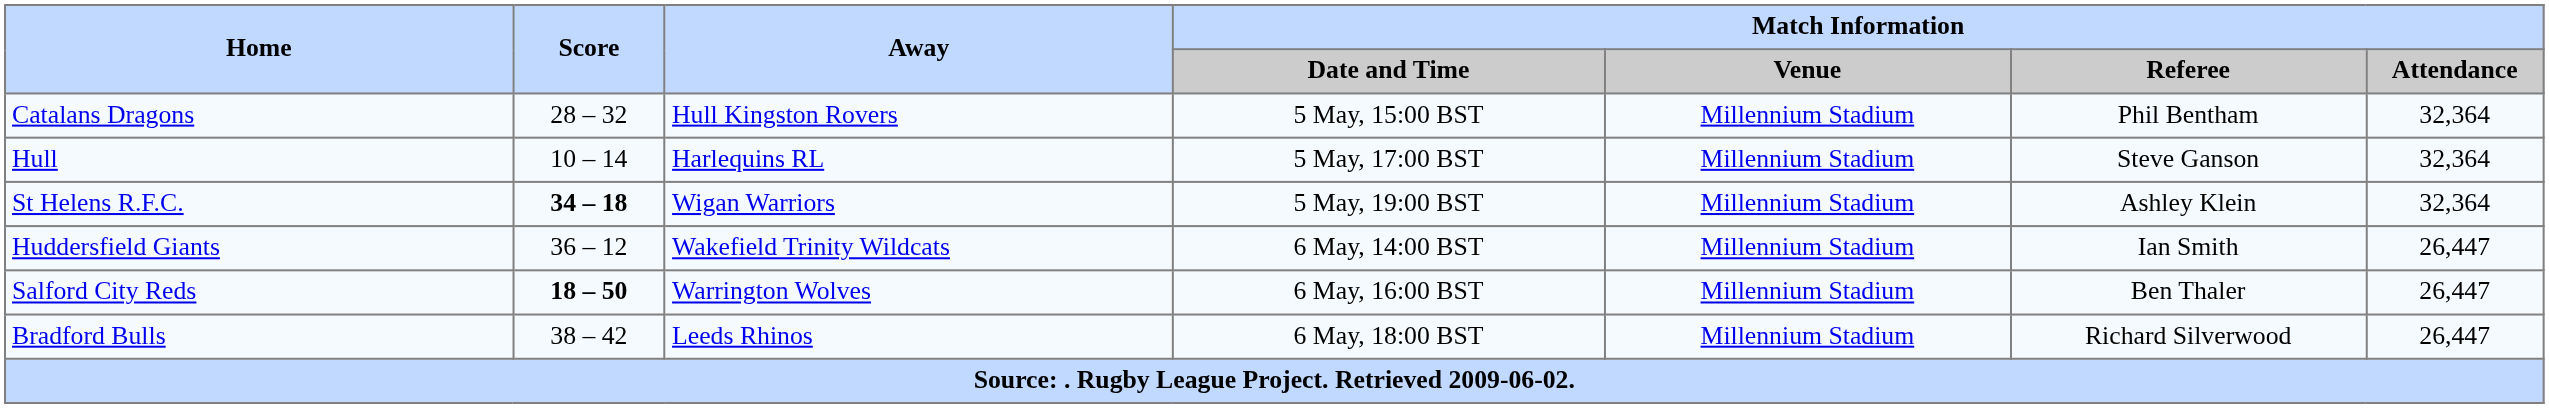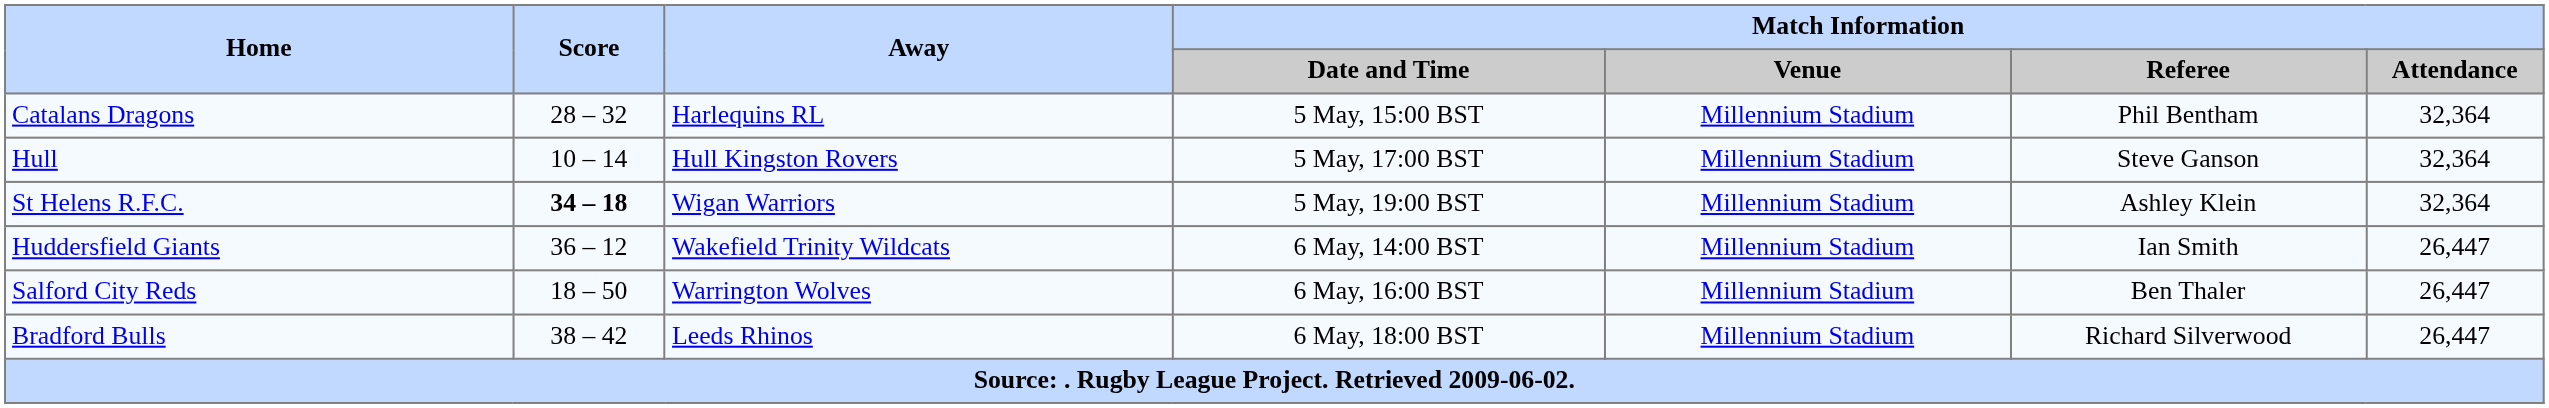(785, 115) Hull Kingston Rovers -> (748, 115) Harlequins RL
(748, 159) Harlequins RL -> (785, 159) Hull Kingston Rovers
(589, 291) bold -> (589, 291) normal
